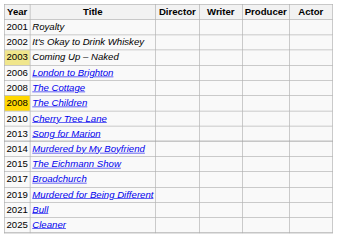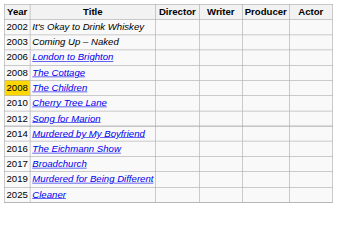- row: (48, 27)
(17, 57) khaki background -> (17, 42) no background
(17, 133) 2013 -> (17, 118) 2012
(17, 164) 2015 -> (17, 149) 2016
- row: (40, 210)
